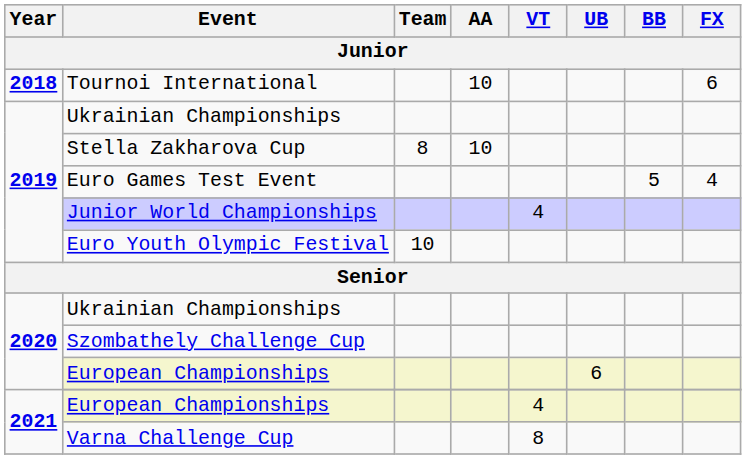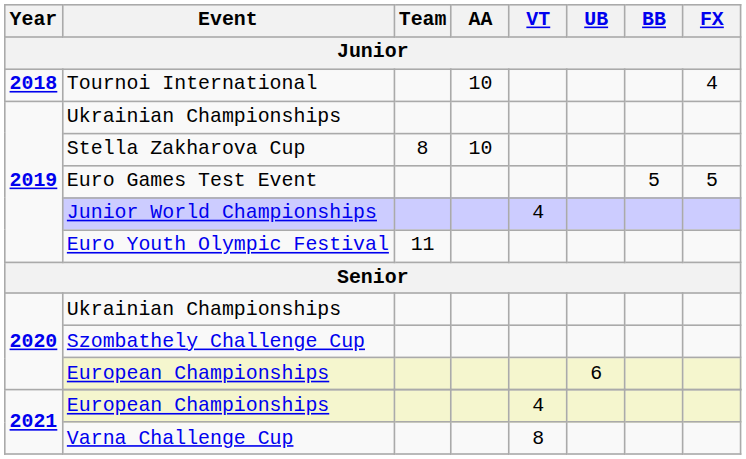(712, 85) 6 -> (712, 85) 4
(712, 182) 4 -> (712, 182) 5
(423, 246) 10 -> (423, 246) 11
